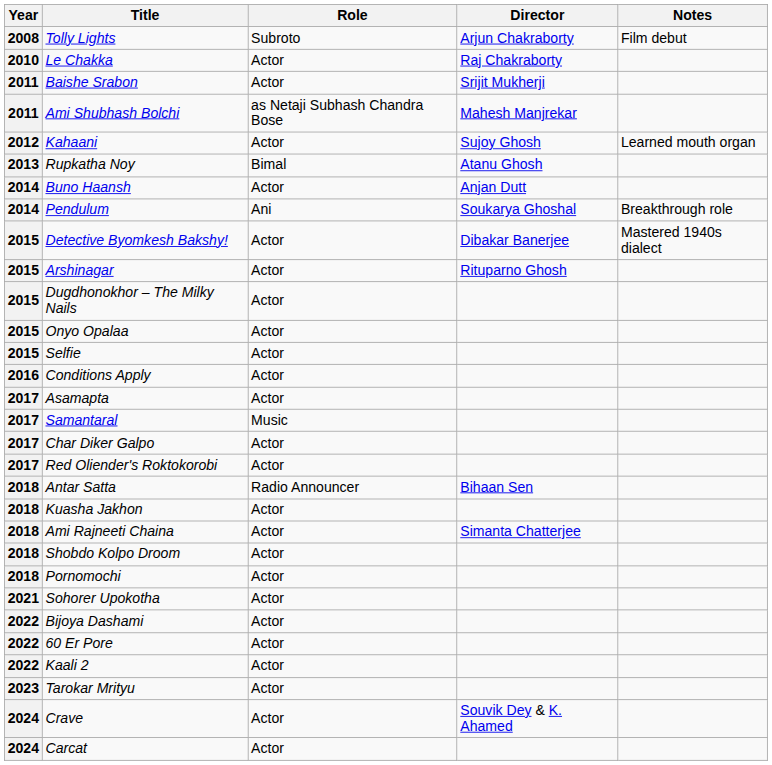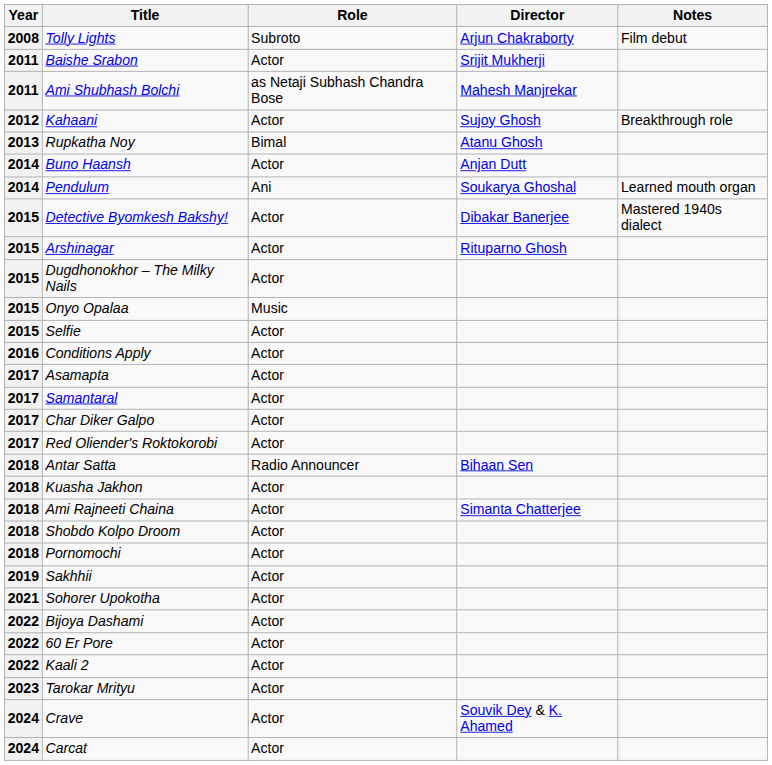- row: (79, 60)
(688, 143) Learned mouth organ -> (677, 120) Breakthrough role
(677, 210) Breakthrough role -> (688, 187) Learned mouth organ
(268, 331) Actor -> (269, 308) Music
(269, 420) Music -> (268, 398) Actor
+ row: (69, 576)
